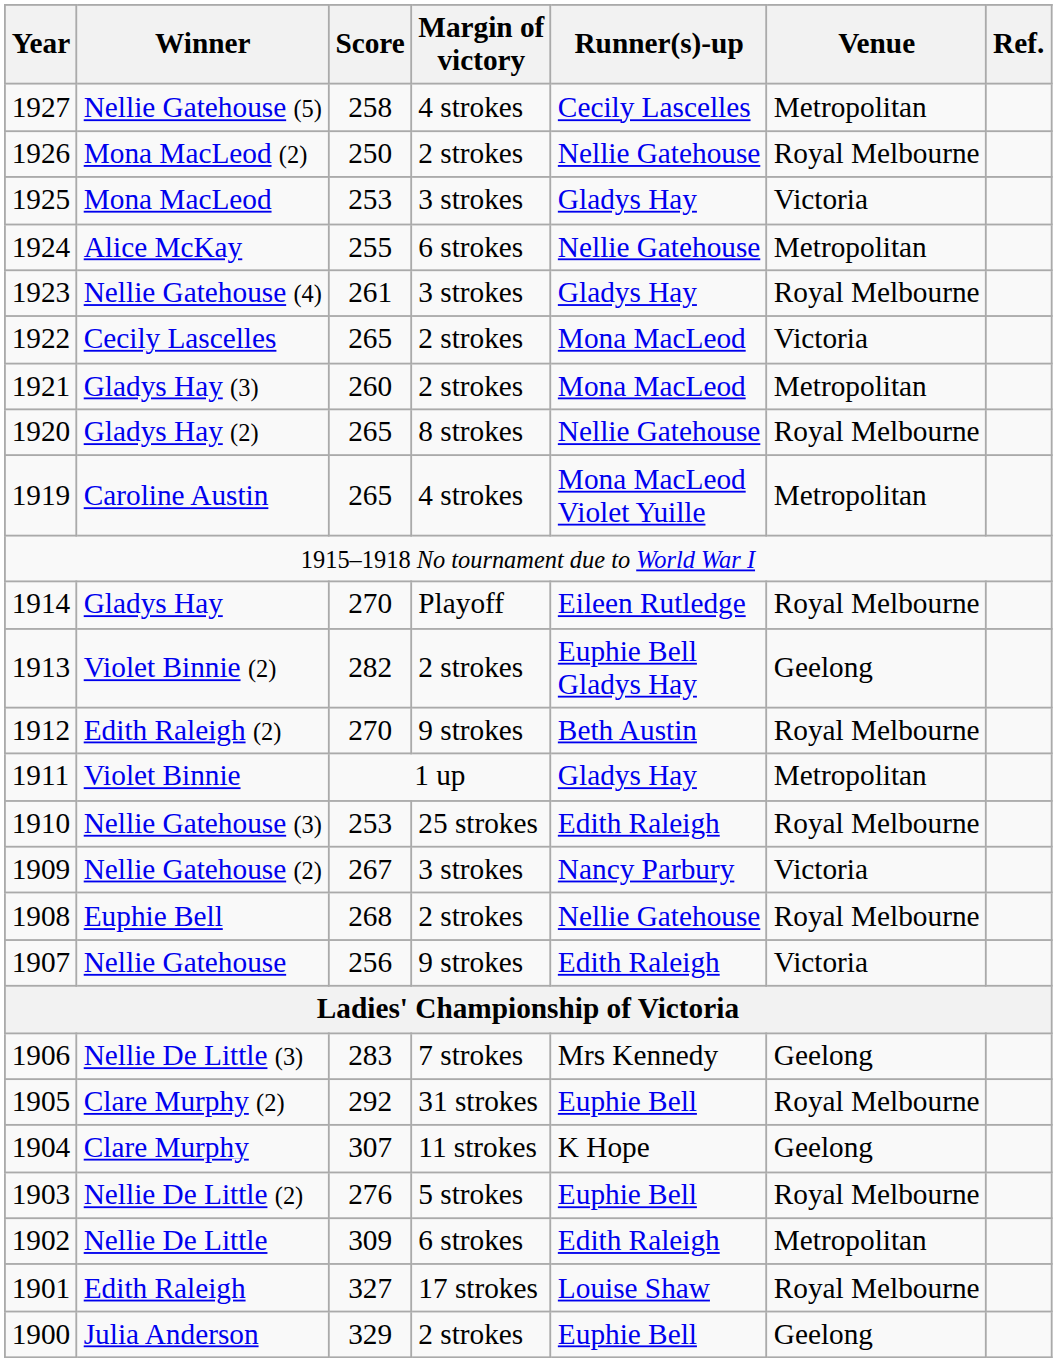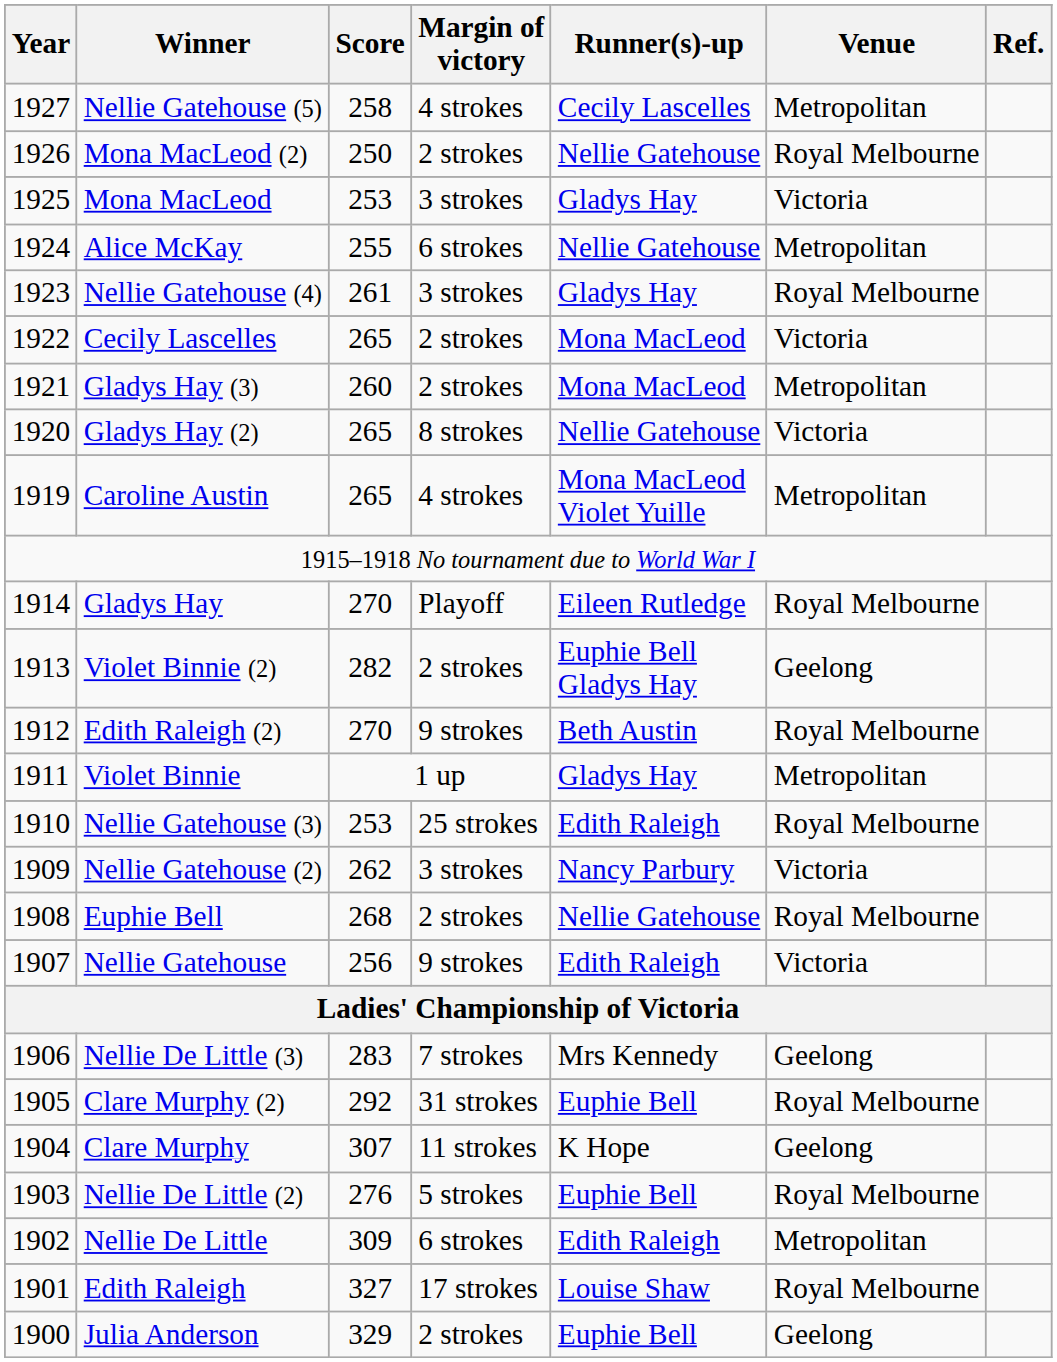(877, 432) Royal Melbourne -> (821, 432) Victoria
(370, 869) 267 -> (370, 869) 262
